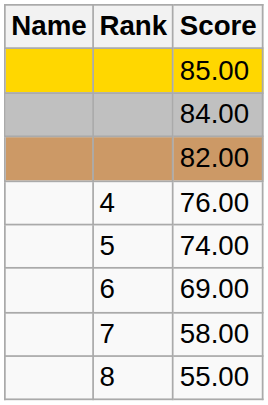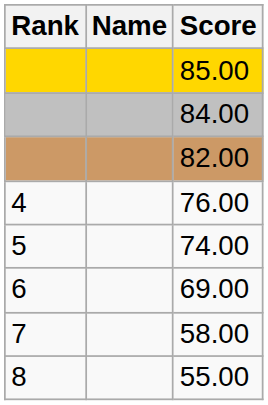columns swapped: (133, 26) <-> (49, 26)
